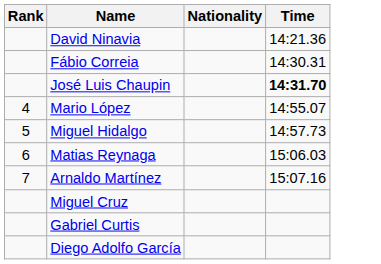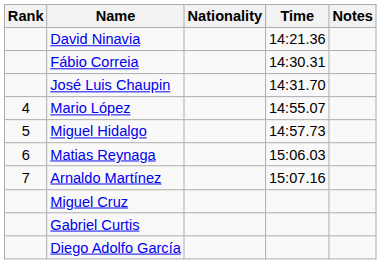+ column: (353, 16)
(298, 86) bold -> (297, 86) normal
